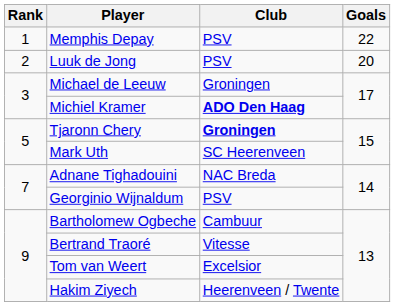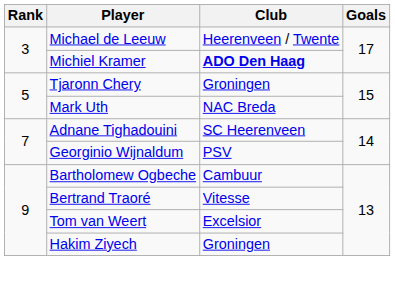- row: (102, 38)
- row: (93, 61)
(236, 84) Groningen -> (271, 38) Heerenveen / Twente
(239, 130) bold -> (236, 84) normal
(254, 152) SC Heerenveen -> (239, 107) NAC Breda
(239, 175) NAC Breda -> (254, 130) SC Heerenveen
(271, 289) Heerenveen / Twente -> (236, 244) Groningen
